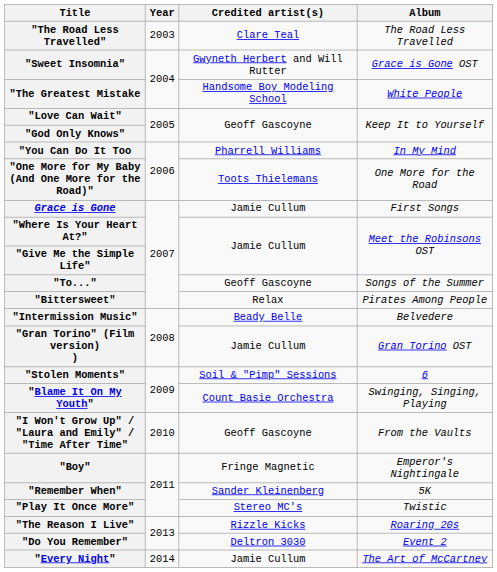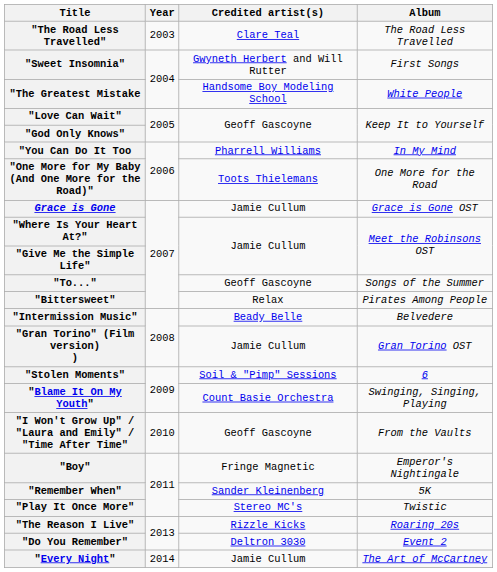(425, 65) Grace is Gone OST -> (425, 65) First Songs
(425, 208) First Songs -> (425, 208) Grace is Gone OST
